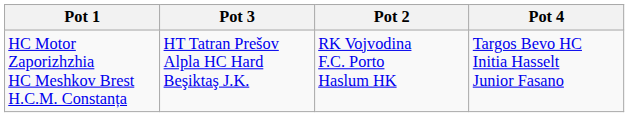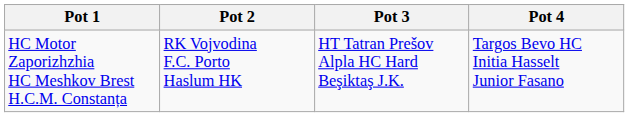columns swapped: (392, 17) <-> (237, 17)
